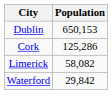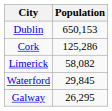(80, 81) 29,842 -> (80, 81) 29,845
+ row: (28, 98)
